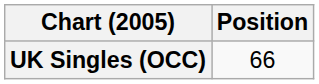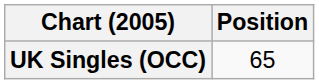(262, 59) 66 -> (262, 59) 65
